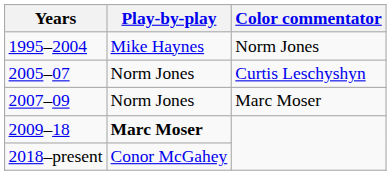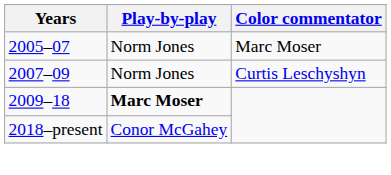- row: (48, 45)
(300, 73) Curtis Leschyshyn -> (278, 45) Marc Moser
(278, 101) Marc Moser -> (300, 73) Curtis Leschyshyn
